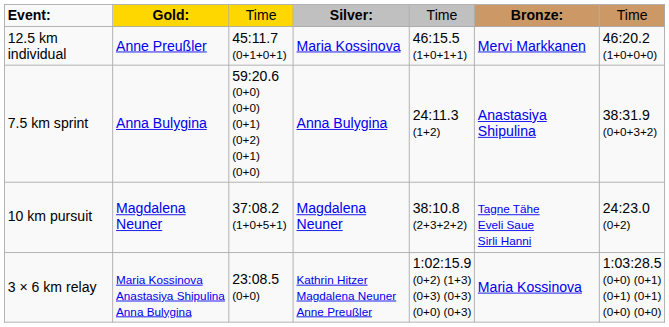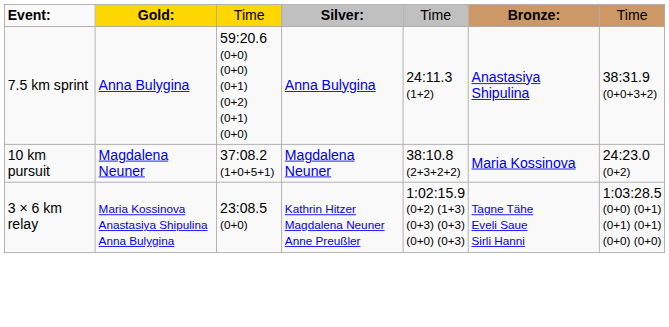- row: (37, 45)
(509, 226) Tagne Tähe Eveli Saue Sirli Hanni -> (524, 163) Maria Kossinova
(530, 287) Maria Kossinova -> (502, 226) Tagne Tähe Eveli Saue Sirli Hanni
